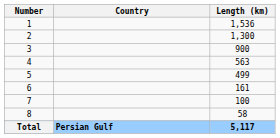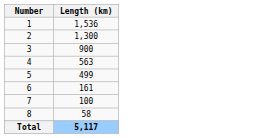- column: (132, 11)
